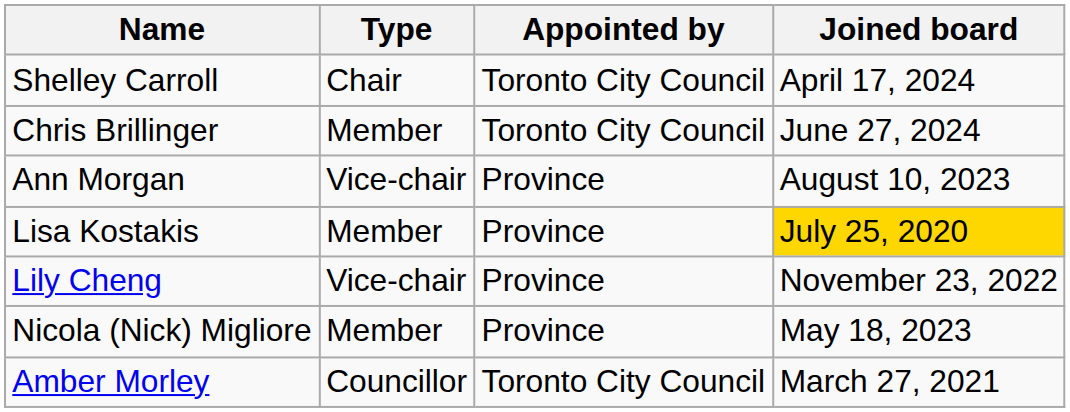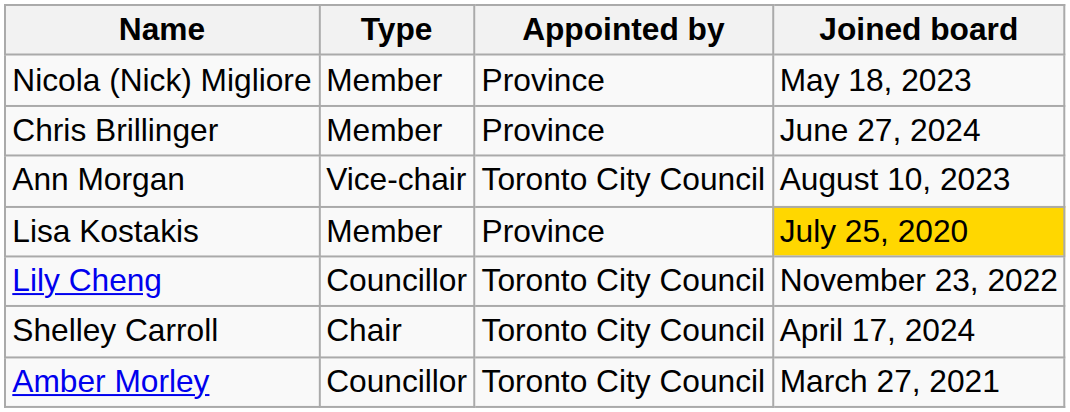rows swapped: (115, 79) <-> (162, 331)
(623, 130) Toronto City Council -> (543, 130) Province
(543, 180) Province -> (623, 180) Toronto City Council
(396, 280) Vice-chair -> (397, 280) Councillor
(543, 280) Province -> (623, 280) Toronto City Council
